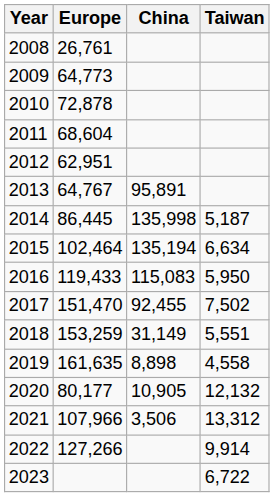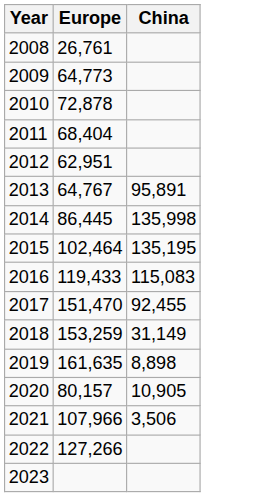- column: (235, 18)
(85, 133) 68,604 -> (85, 133) 68,404
(164, 248) 135,194 -> (164, 248) 135,195
(85, 391) 80,177 -> (85, 391) 80,157
